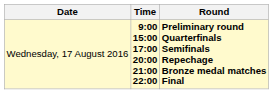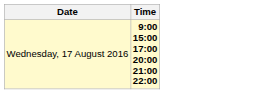- column: (214, 12)
